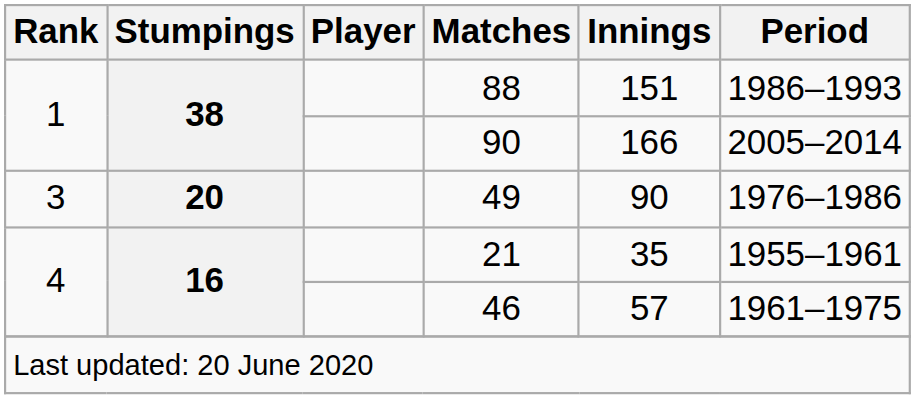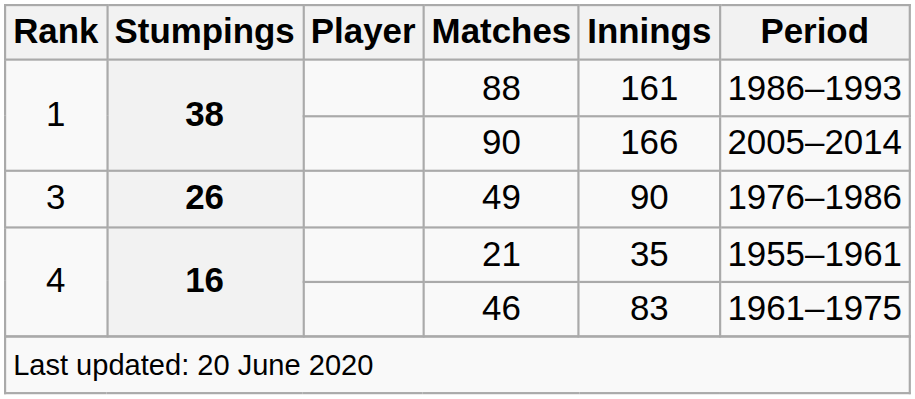(649, 87) 151 -> (649, 87) 161
(205, 198) 20 -> (205, 198) 26
(649, 308) 57 -> (649, 308) 83
